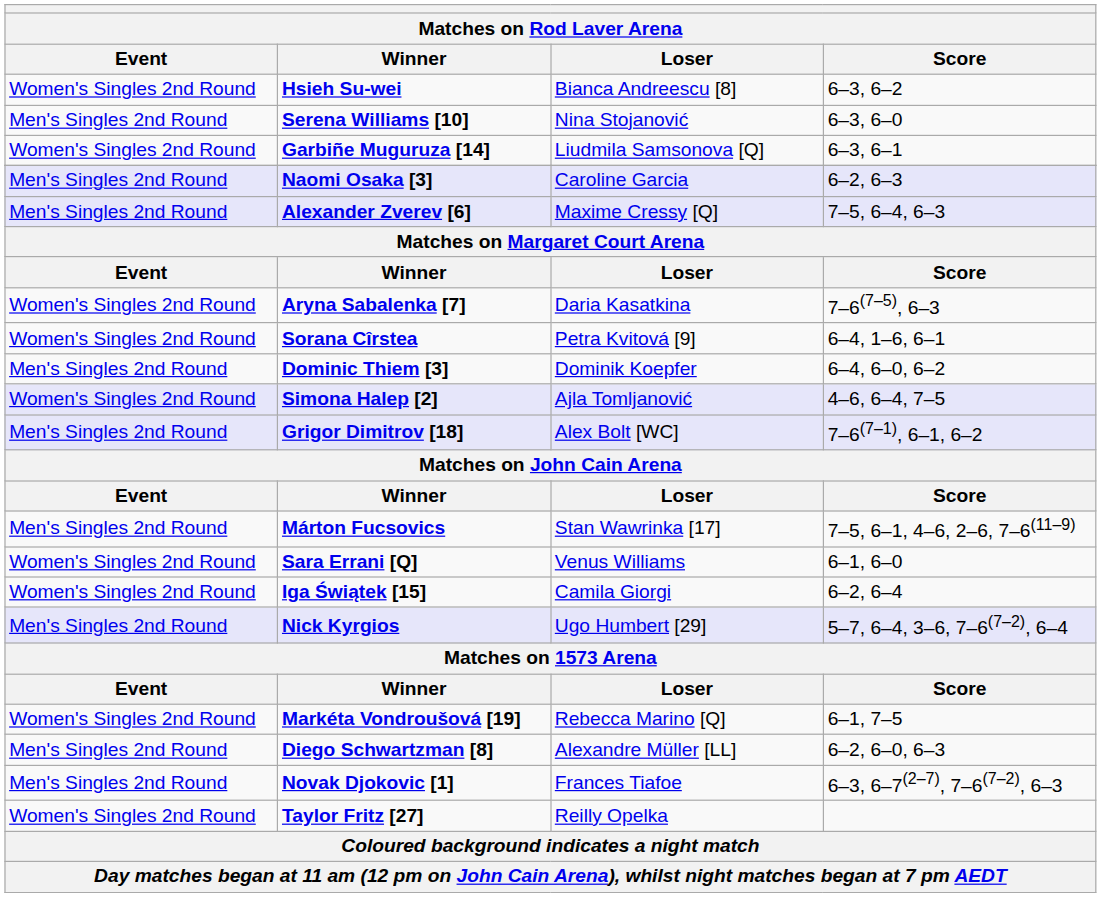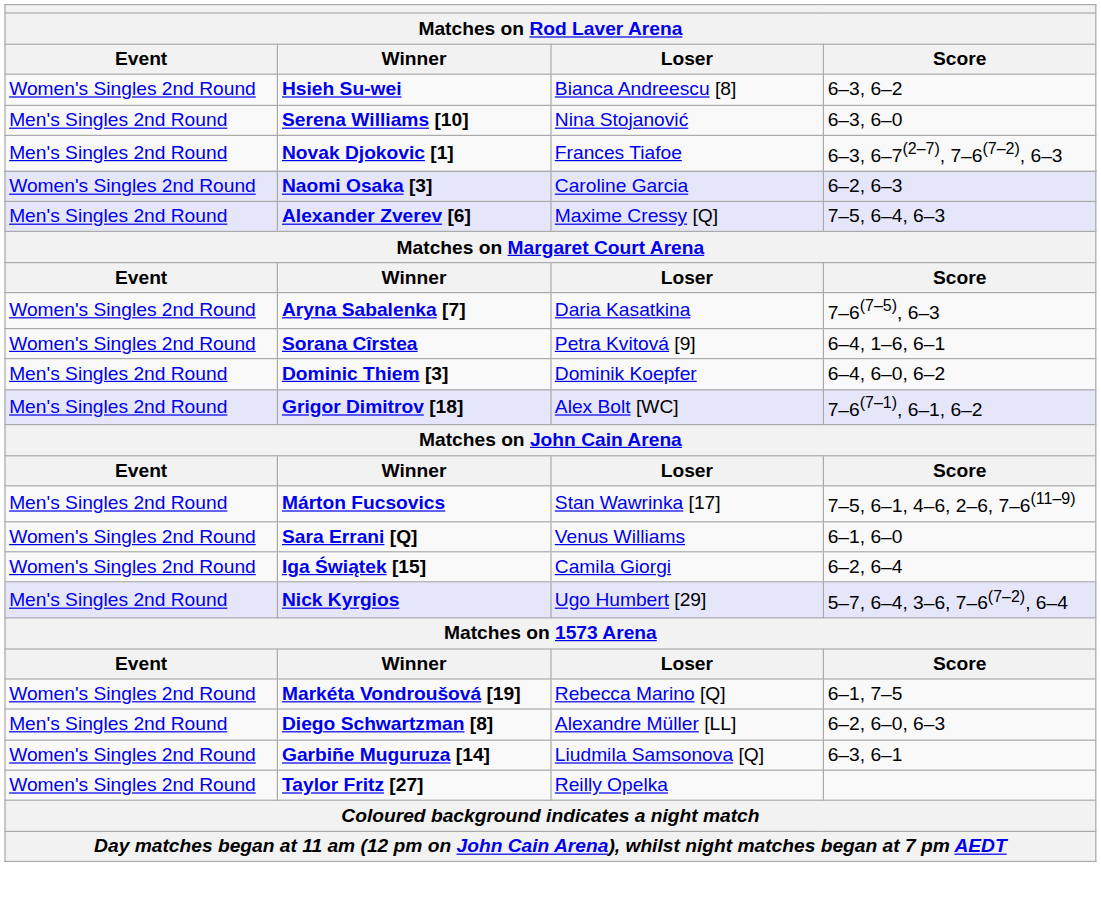rows swapped: (368, 782) <-> (386, 150)
(118, 180) Men's Singles 2nd Round -> (132, 186) Women's Singles 2nd Round
- row: (360, 399)
